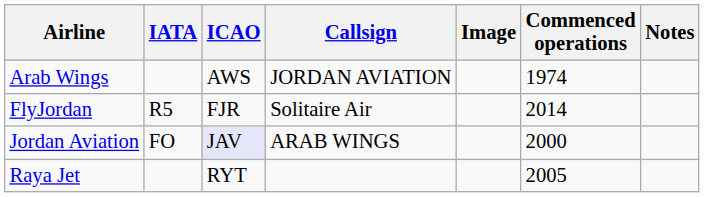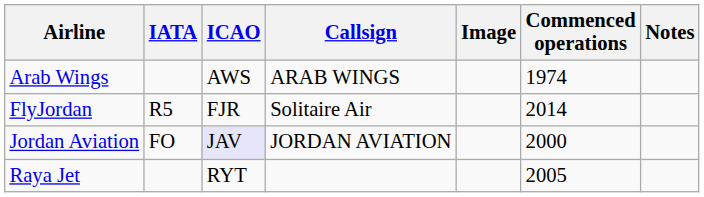(361, 76) JORDAN AVIATION -> (335, 76) ARAB WINGS
(335, 142) ARAB WINGS -> (361, 142) JORDAN AVIATION
